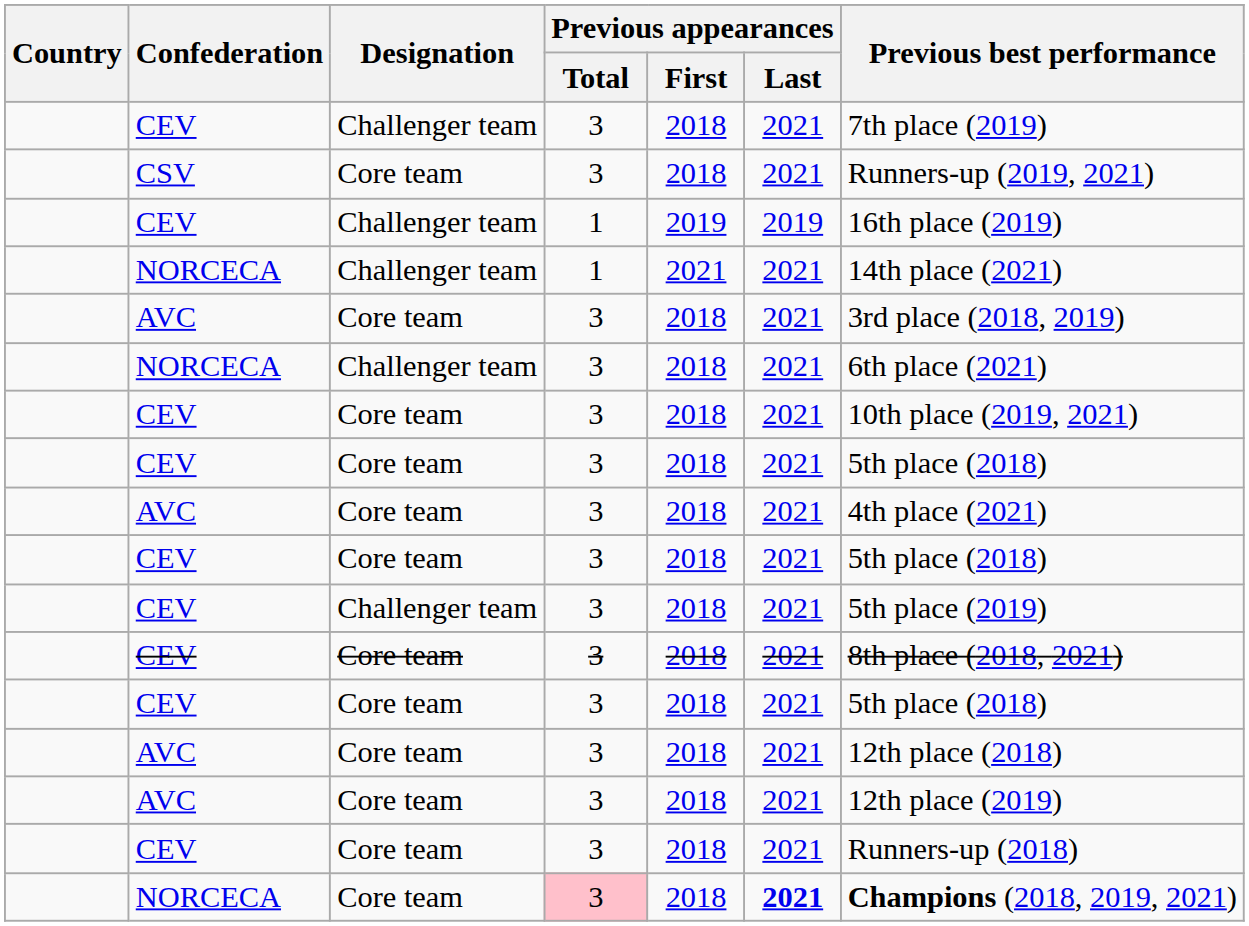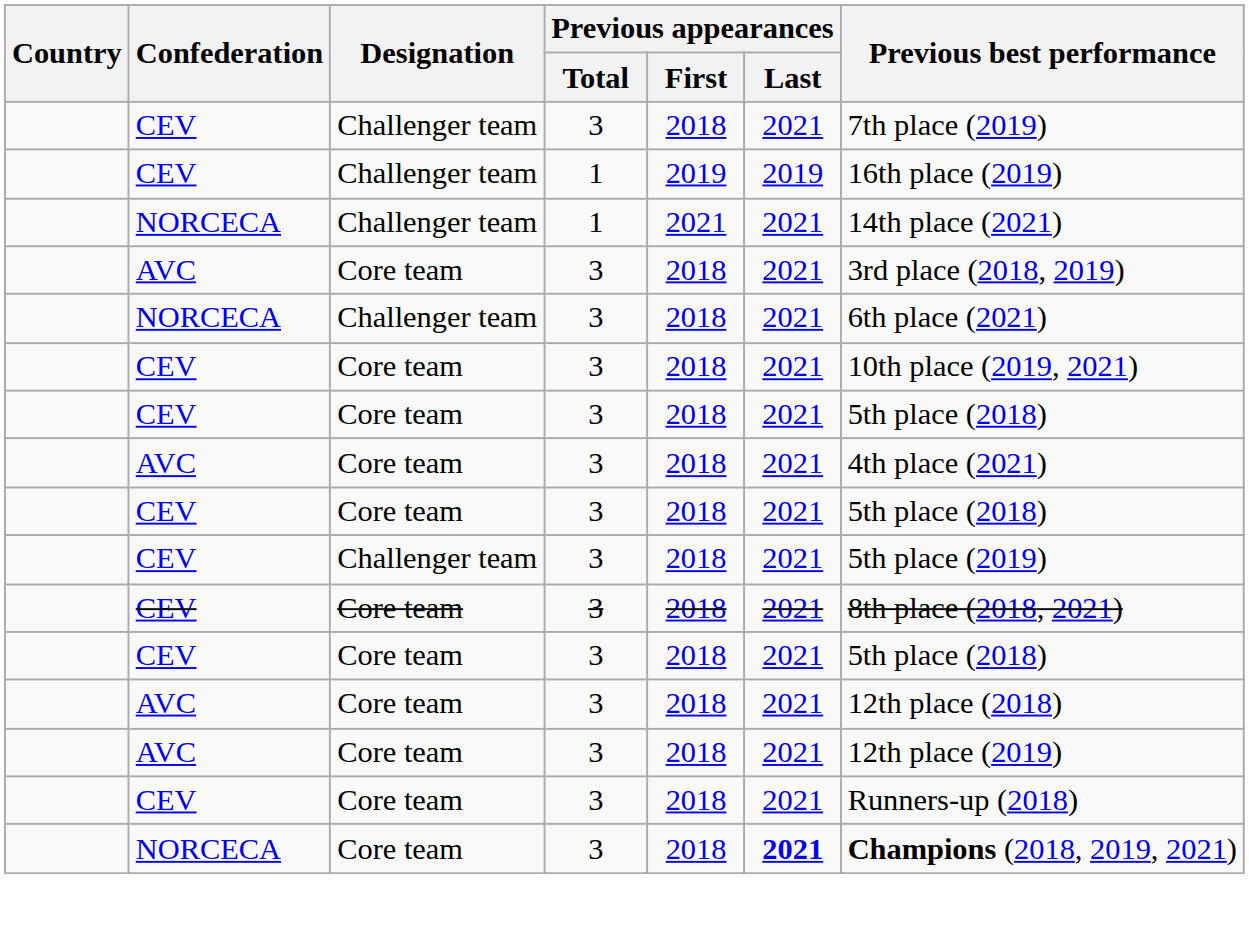- row: (165, 173)
(596, 896) pink background -> (596, 848) no background
